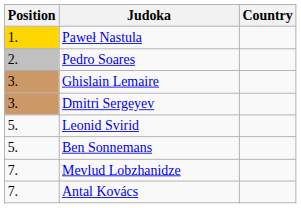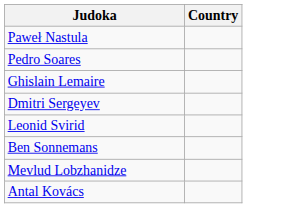- column: (32, 15)
